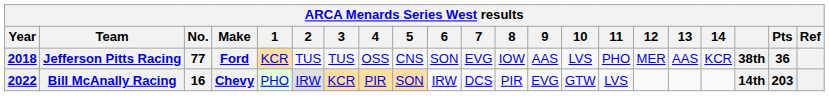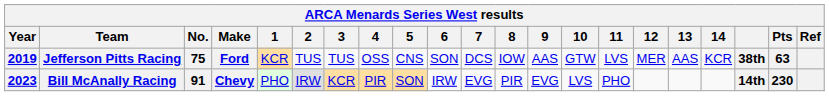(22, 58) 2018 -> (22, 58) 2019
(198, 58) 77 -> (198, 58) 75
(479, 58) EVG -> (479, 58) DCS
(580, 58) LVS -> (580, 58) GTW
(616, 58) PHO -> (616, 58) LVS
(782, 58) 36 -> (782, 58) 63
(22, 80) 2022 -> (22, 80) 2023
(198, 80) 16 -> (198, 80) 91
(479, 80) DCS -> (479, 80) EVG
(580, 80) GTW -> (580, 80) LVS
(616, 80) LVS -> (616, 80) PHO
(782, 80) 203 -> (782, 80) 230
